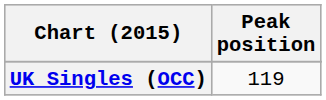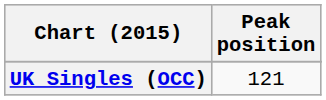(266, 79) 119 -> (266, 79) 121
